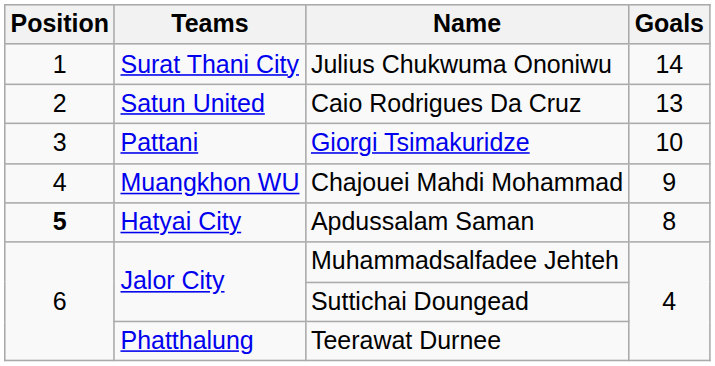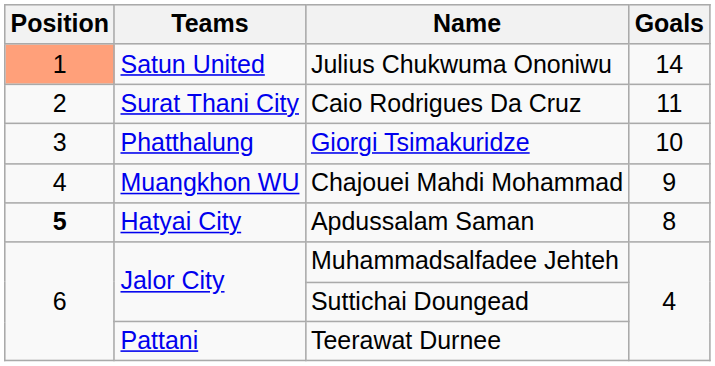(60, 63) no background -> (60, 63) lightsalmon background
(210, 63) Surat Thani City -> (193, 63) Satun United
(193, 103) Satun United -> (210, 103) Surat Thani City
(669, 103) 13 -> (669, 103) 11
(159, 143) Pattani -> (187, 143) Phatthalung
(187, 340) Phatthalung -> (159, 340) Pattani
